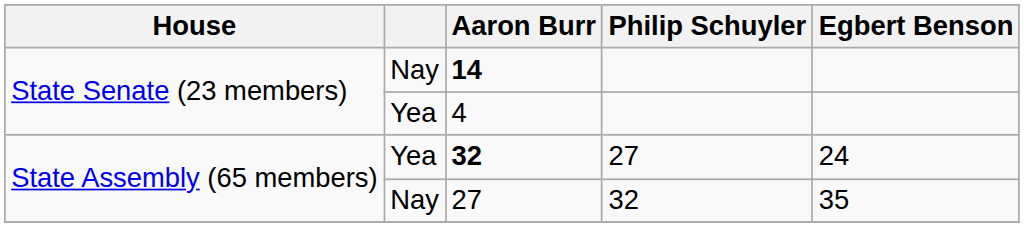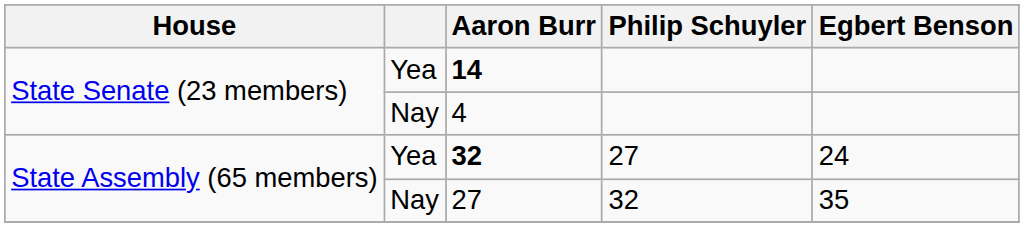(415, 69) Nay -> (413, 69) Yea
(413, 112) Yea -> (415, 112) Nay
